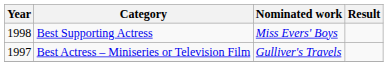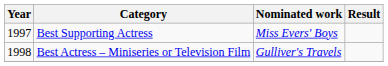(19, 33) 1998 -> (19, 33) 1997
(19, 52) 1997 -> (19, 52) 1998
